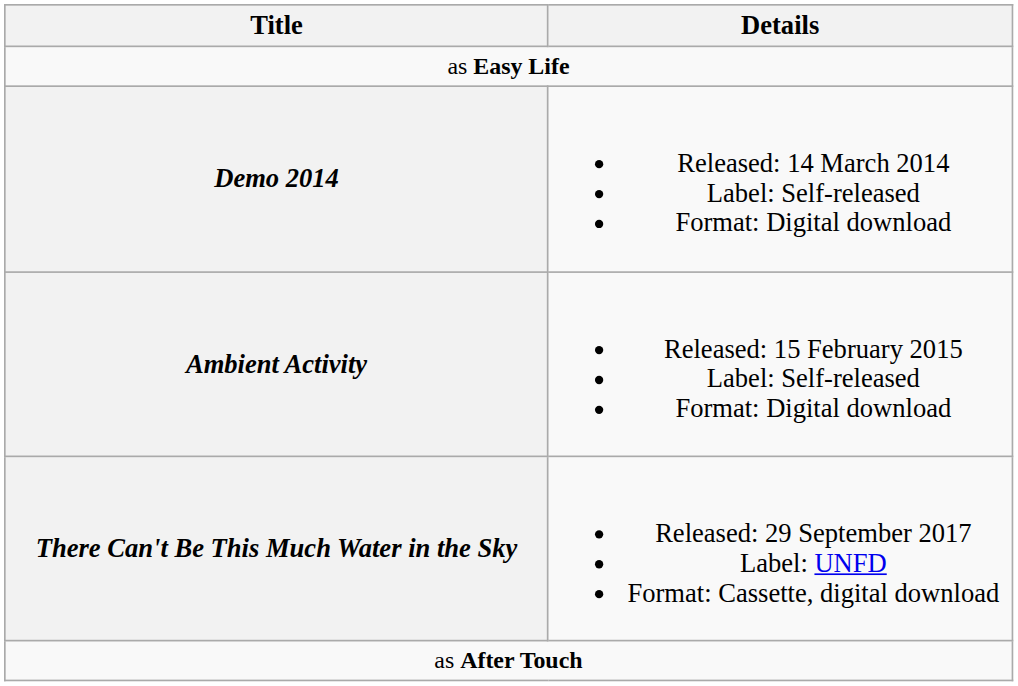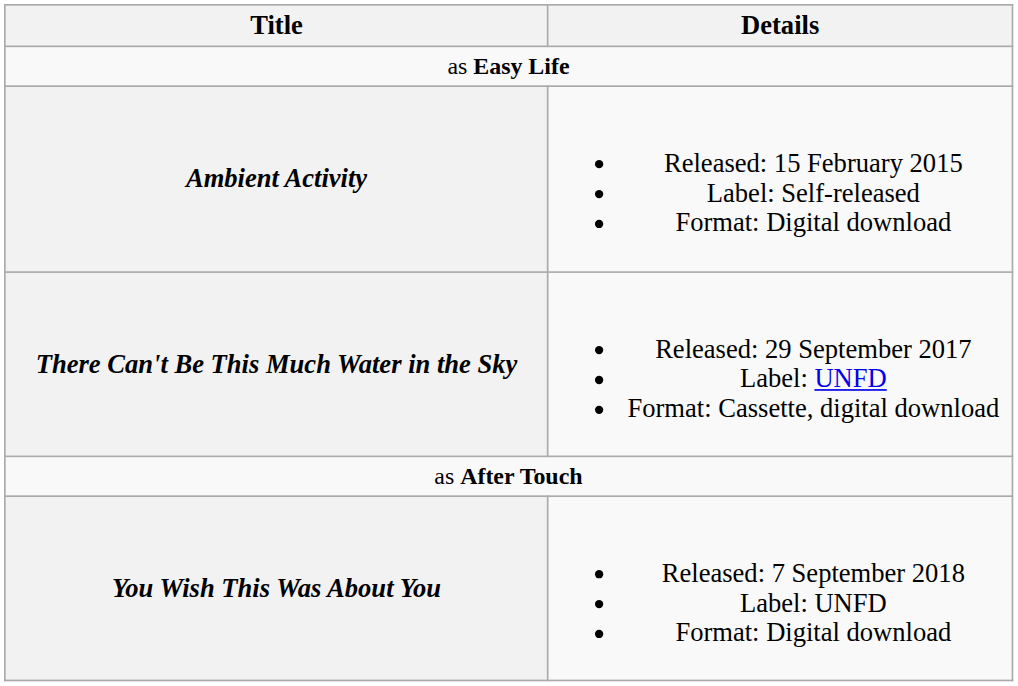- row: (277, 178)
+ row: (277, 587)
